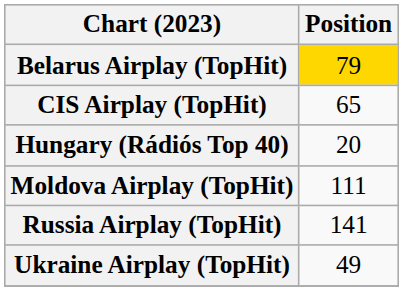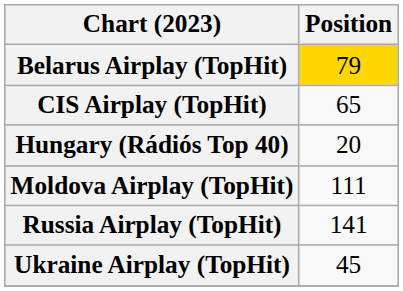(349, 265) 49 -> (349, 265) 45
